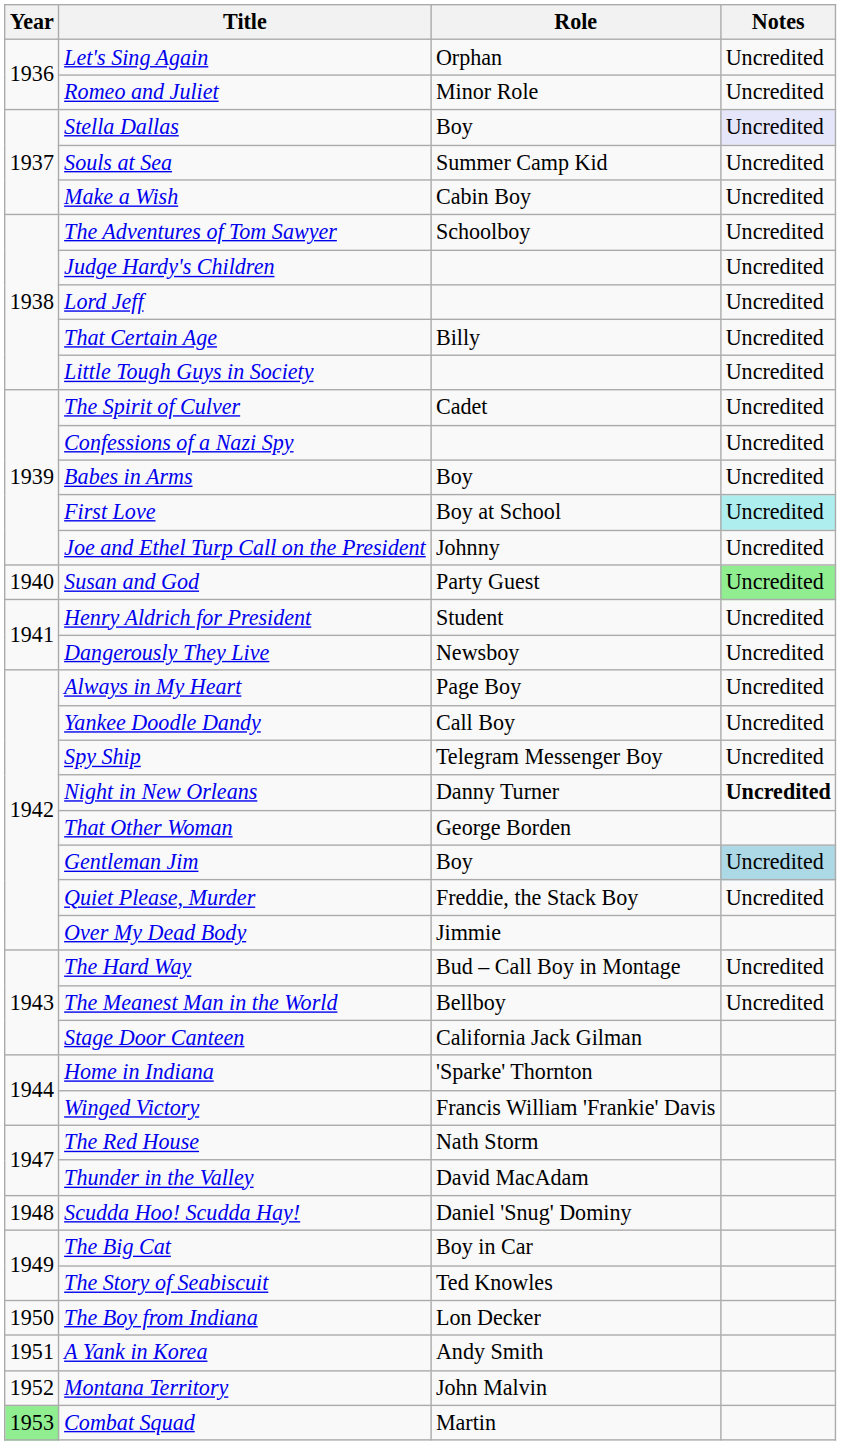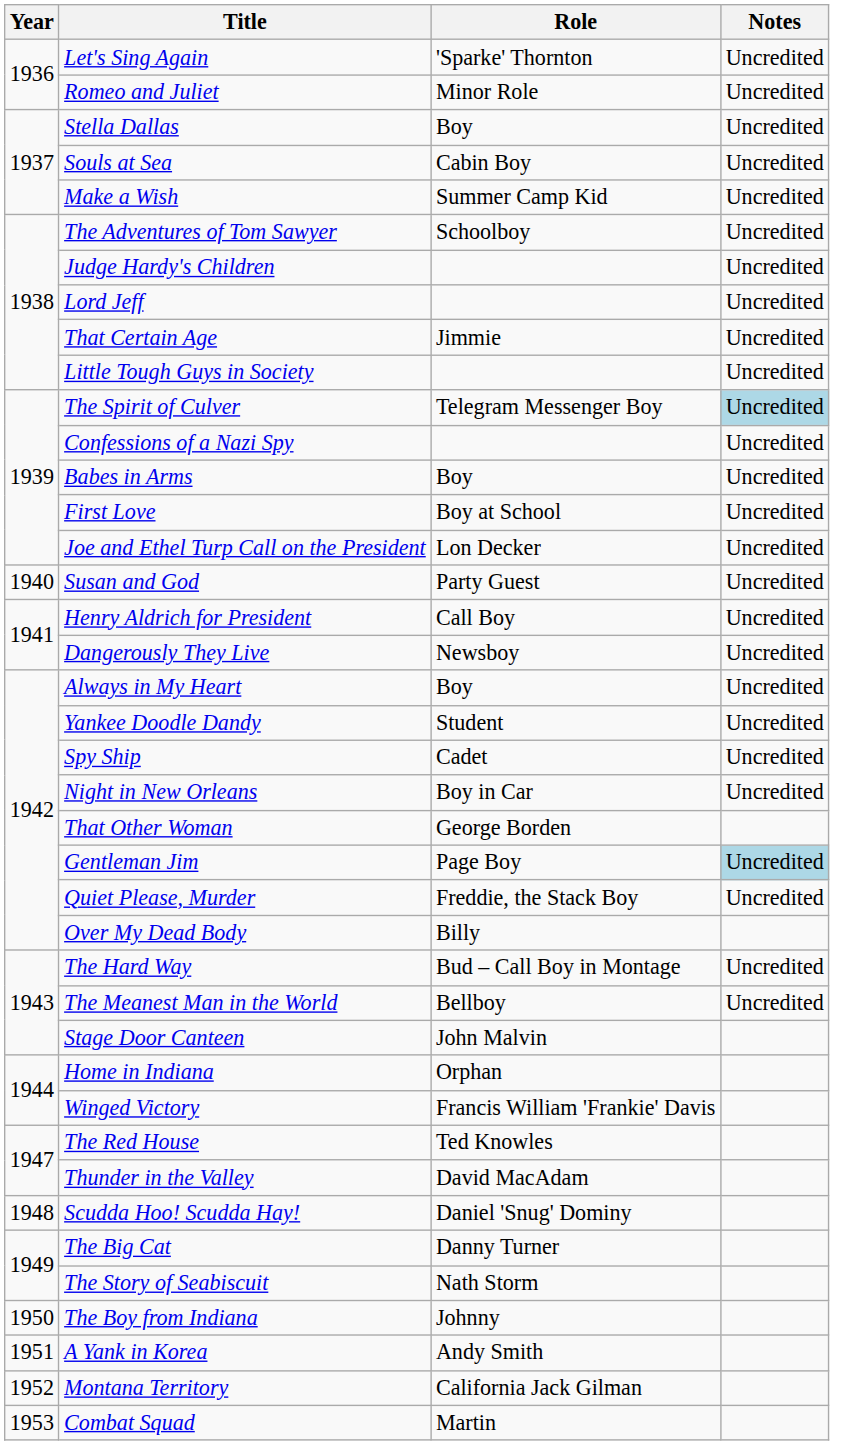(469, 57) Orphan -> (514, 57) 'Sparke' Thornton
(775, 127) lavender background -> (775, 127) no background
(522, 162) Summer Camp Kid -> (483, 162) Cabin Boy
(483, 197) Cabin Boy -> (522, 197) Summer Camp Kid
(458, 337) Billy -> (468, 337) Jimmie
(462, 407) Cadet -> (549, 407) Telegram Messenger Boy
(775, 407) no background -> (775, 407) lightblue background
(775, 512) paleturquoise background -> (775, 512) no background
(468, 547) Johnny -> (488, 547) Lon Decker
(775, 582) lightgreen background -> (775, 582) no background
(470, 617) Student -> (475, 617) Call Boy
(479, 687) Page Boy -> (454, 687) Boy
(475, 722) Call Boy -> (470, 722) Student
(549, 757) Telegram Messenger Boy -> (462, 757) Cadet
(498, 792) Danny Turner -> (484, 792) Boy in Car
(778, 792) bold -> (775, 792) normal
(454, 862) Boy -> (479, 862) Page Boy
(468, 932) Jimmie -> (458, 932) Billy
(539, 1037) California Jack Gilman -> (491, 1037) John Malvin
(514, 1072) 'Sparke' Thornton -> (469, 1072) Orphan
(487, 1142) Nath Storm -> (494, 1142) Ted Knowles
(484, 1247) Boy in Car -> (498, 1247) Danny Turner
(494, 1282) Ted Knowles -> (487, 1282) Nath Storm
(488, 1317) Lon Decker -> (468, 1317) Johnny
(491, 1387) John Malvin -> (539, 1387) California Jack Gilman
(32, 1422) lightgreen background -> (32, 1422) no background
